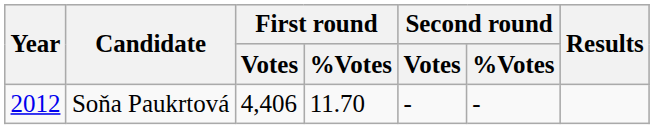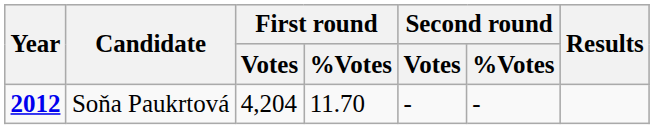(35, 103) normal -> (35, 103) bold
(269, 103) 4,406 -> (269, 103) 4,204
